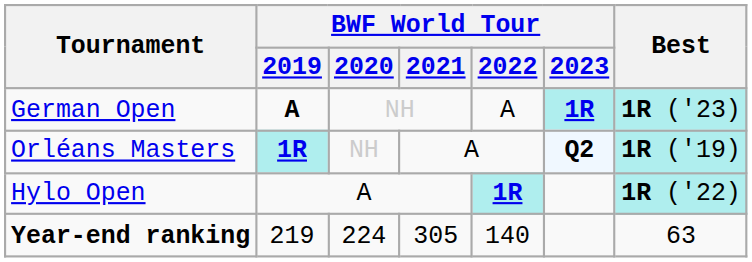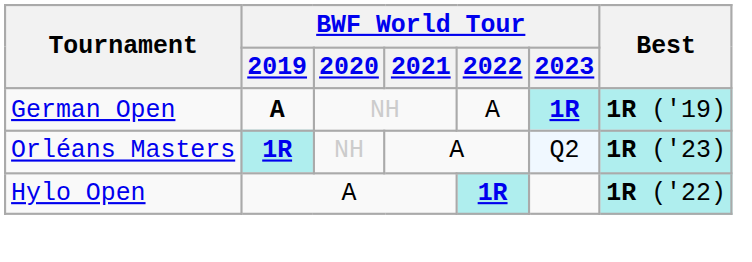(681, 109) 1R ('23) -> (666, 109) 1R ('19)
(579, 151) bold -> (564, 151) normal
(681, 151) 1R ('19) -> (666, 151) 1R ('23)
- row: (131, 235)
